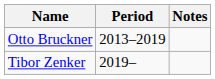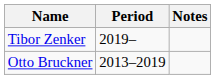rows swapped: (50, 39) <-> (47, 62)
